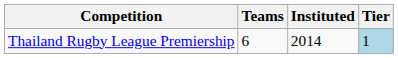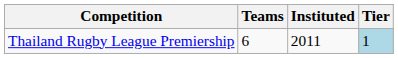(306, 41) 2014 -> (306, 41) 2011
